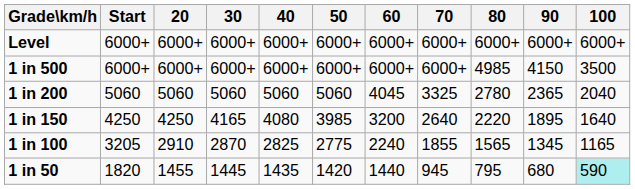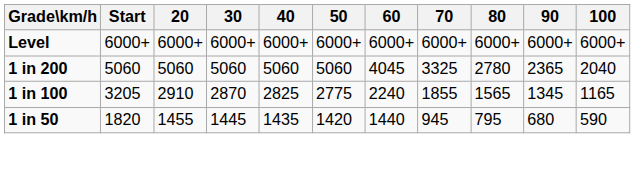- row: (38, 68)
- row: (38, 119)
(594, 171) paleturquoise background -> (594, 119) no background
